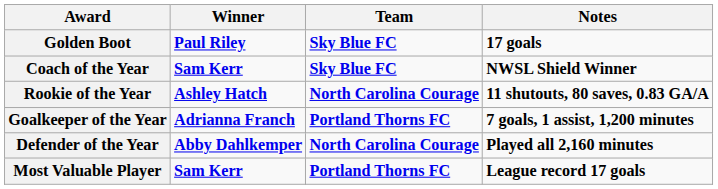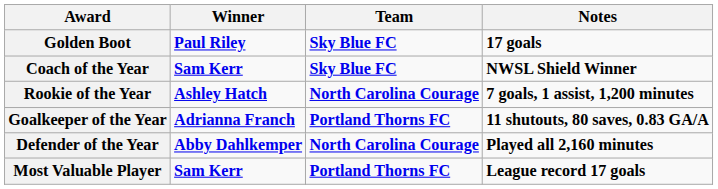(598, 94) 11 shutouts, 80 saves, 0.83 GA/A -> (590, 94) 7 goals, 1 assist, 1,200 minutes
(590, 119) 7 goals, 1 assist, 1,200 minutes -> (598, 119) 11 shutouts, 80 saves, 0.83 GA/A
